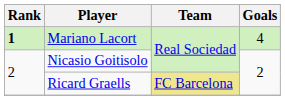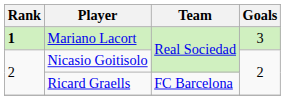(260, 38) 4 -> (260, 38) 3
(194, 83) khaki background -> (194, 83) no background
